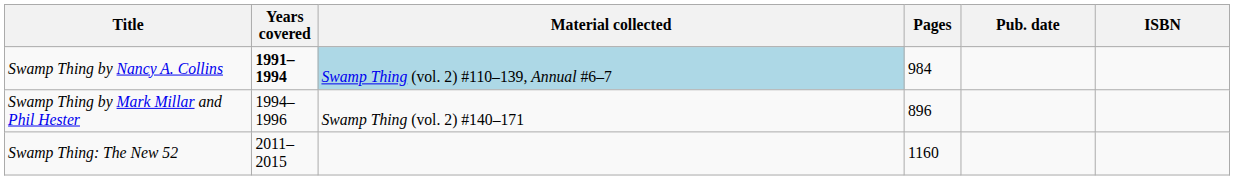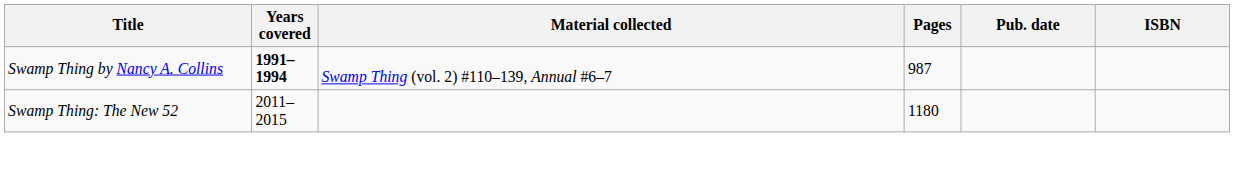(467, 77) lightblue background -> (467, 77) no background
(920, 68) 984 -> (920, 68) 987
- row: (115, 110)
(923, 153) 1160 -> (923, 110) 1180
